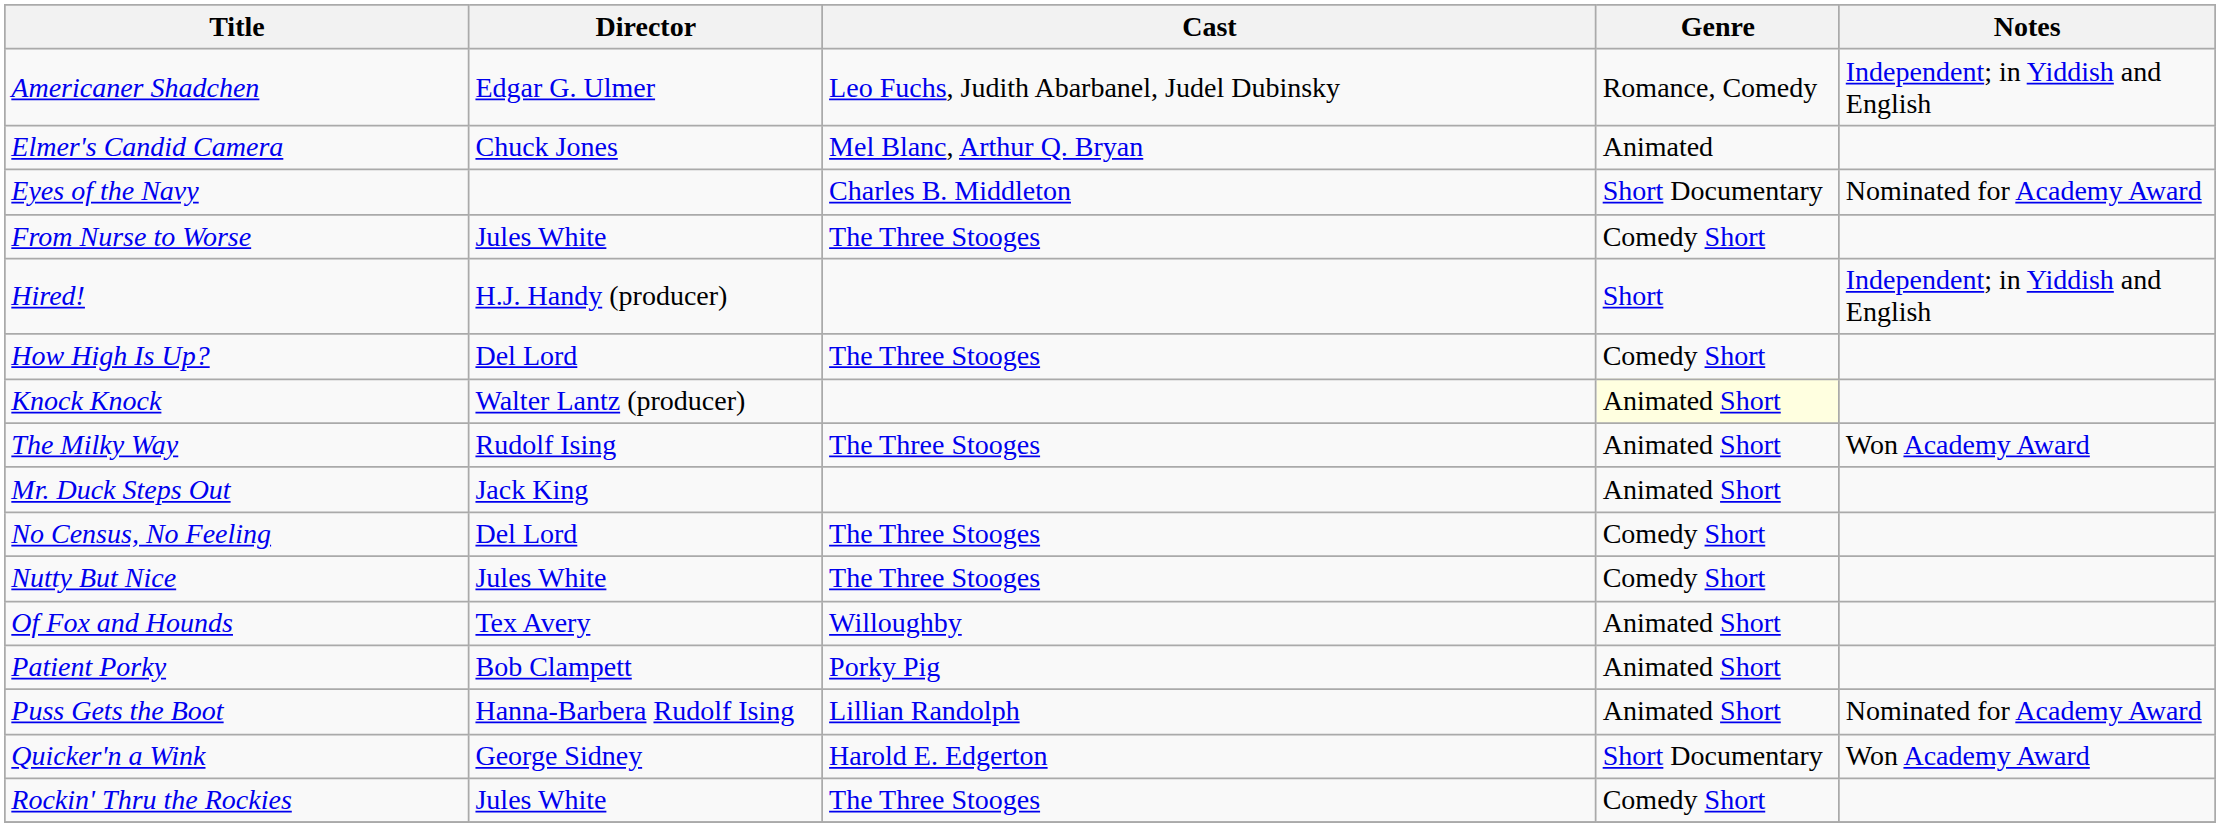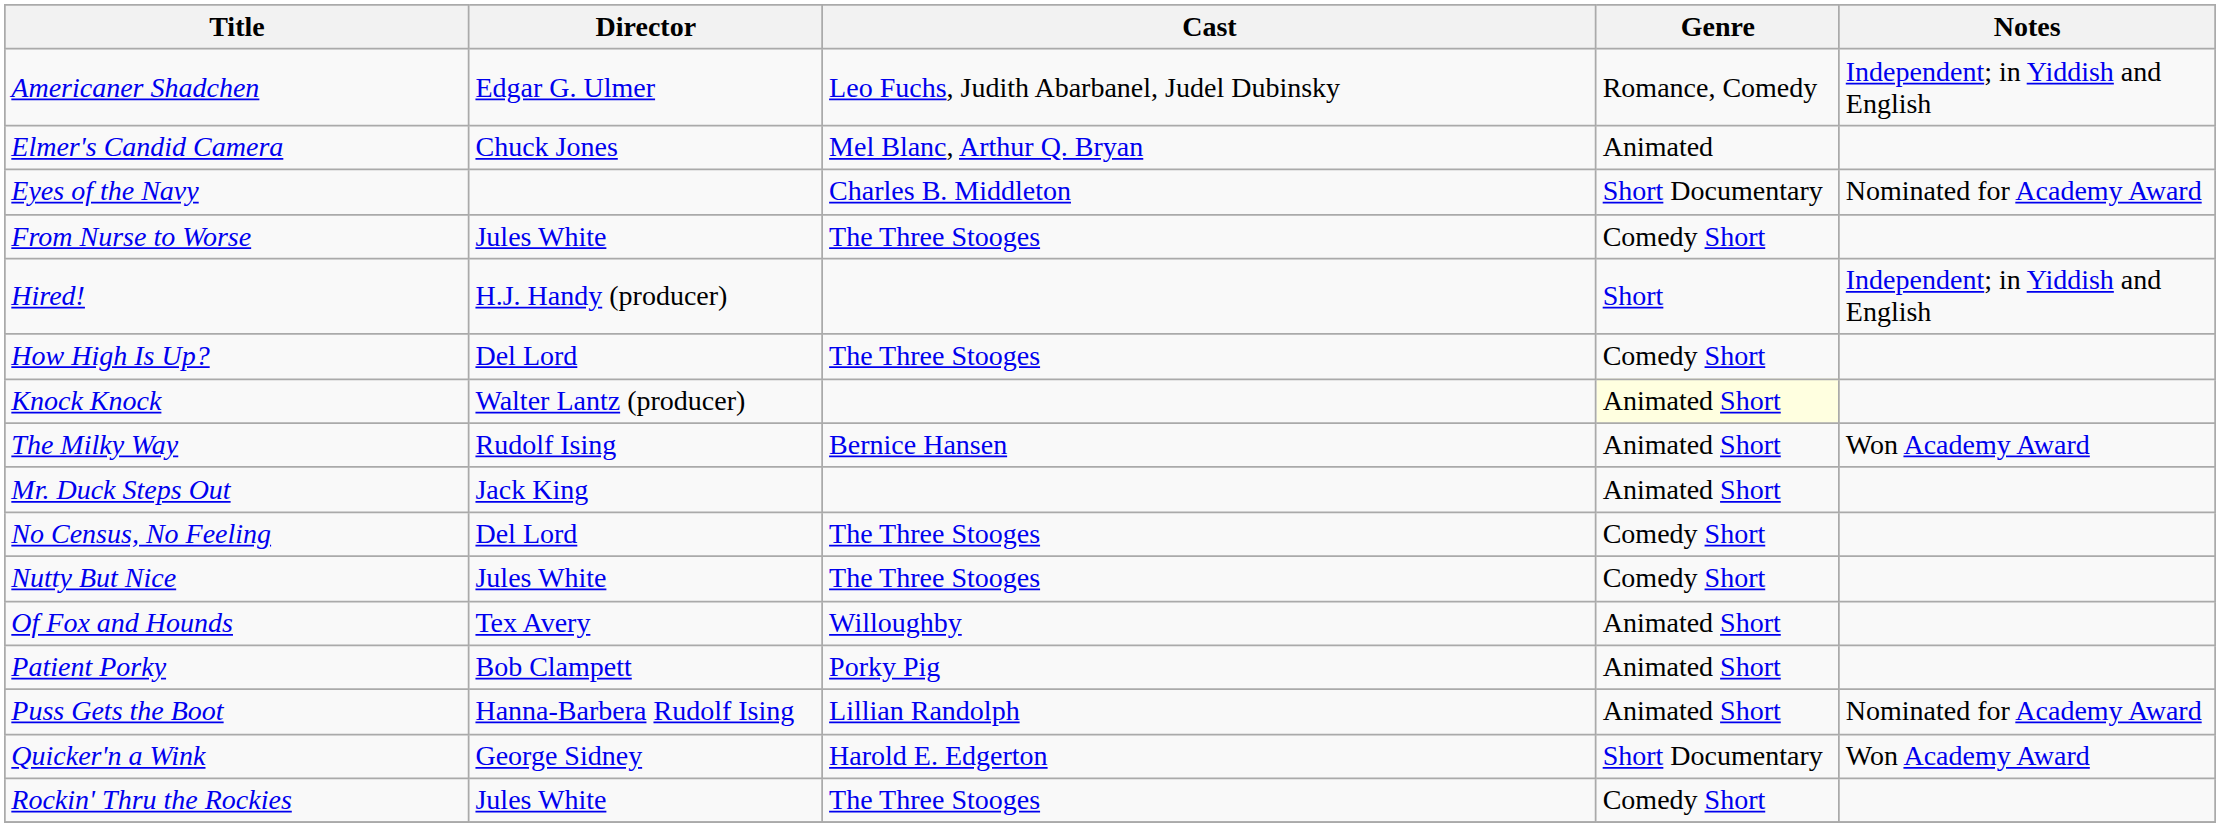(935, 444) The Three Stooges -> (918, 444) Bernice Hansen
